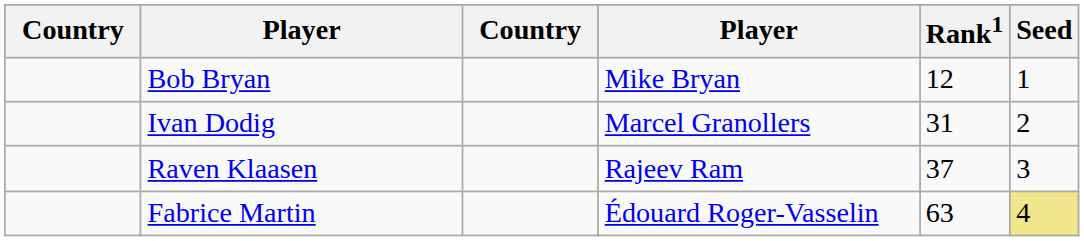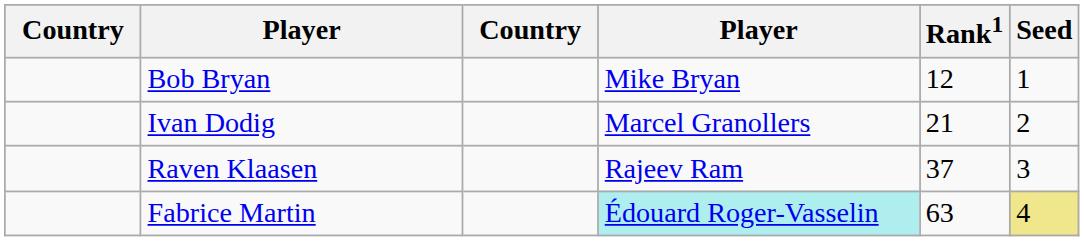(940, 123) 31 -> (940, 123) 21
(742, 213) no background -> (742, 213) paleturquoise background
